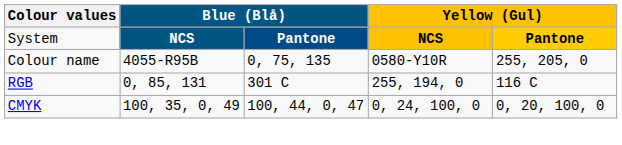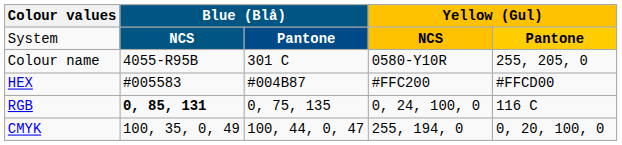(289, 61) 0, 75, 135 -> (268, 61) 301 C
+ row: (20, 84)
(165, 84) normal -> (165, 107) bold
(268, 84) 301 C -> (289, 107) 0, 75, 135
(418, 84) 255, 194, 0 -> (426, 107) 0, 24, 100, 0
(426, 107) 0, 24, 100, 0 -> (418, 129) 255, 194, 0
